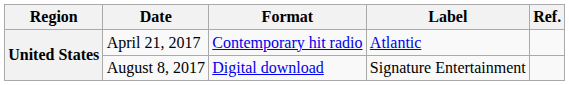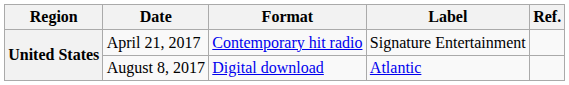(396, 42) Atlantic -> (448, 42) Signature Entertainment
(448, 67) Signature Entertainment -> (396, 67) Atlantic
